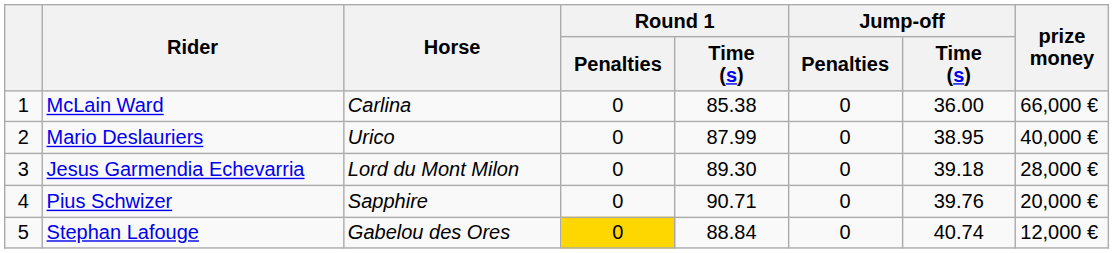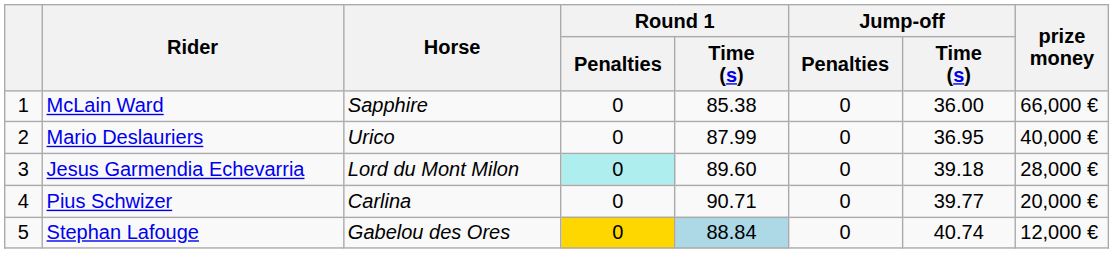(380, 106) Carlina -> (388, 106) Sapphire
(959, 138) 38.95 -> (959, 138) 36.95
(618, 170) no background -> (618, 170) paleturquoise background
(731, 170) 89.30 -> (731, 170) 89.60
(388, 201) Sapphire -> (380, 201) Carlina
(959, 201) 39.76 -> (959, 201) 39.77
(731, 233) no background -> (731, 233) lightblue background
